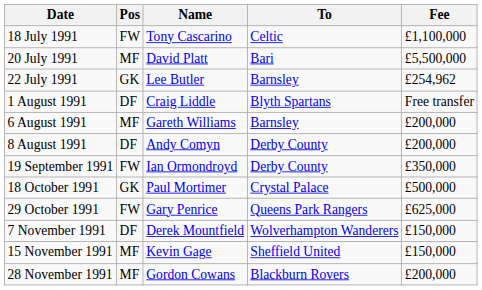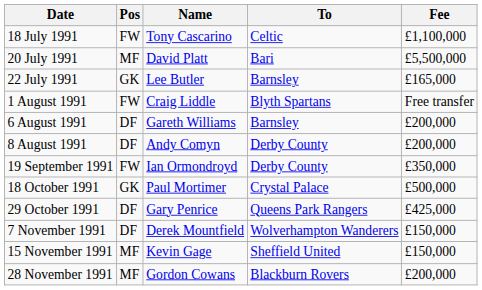(430, 79) £254,962 -> (430, 79) £165,000
(128, 101) DF -> (130, 101) FW
(129, 123) MF -> (128, 123) DF
(130, 209) FW -> (128, 209) DF
(430, 209) £625,000 -> (430, 209) £425,000
